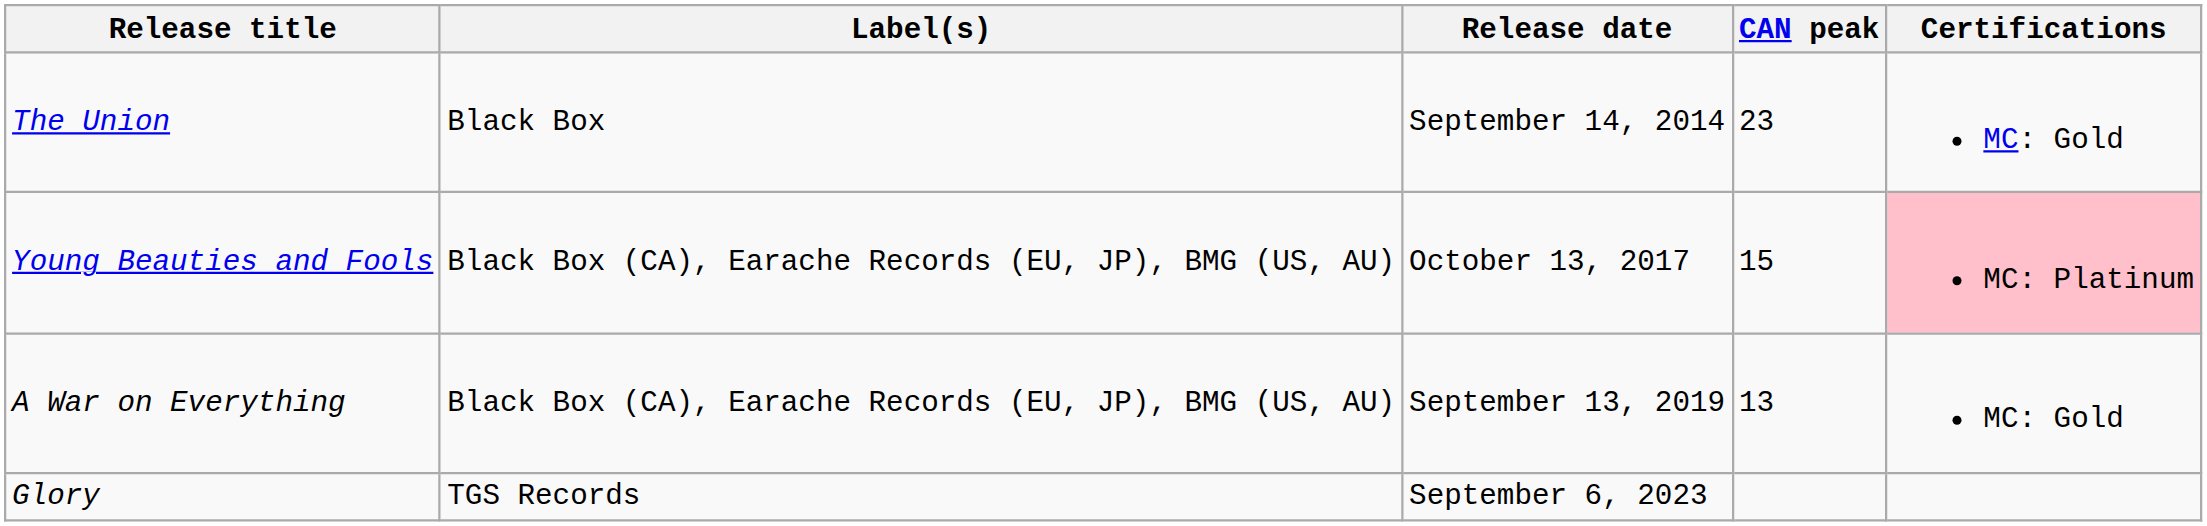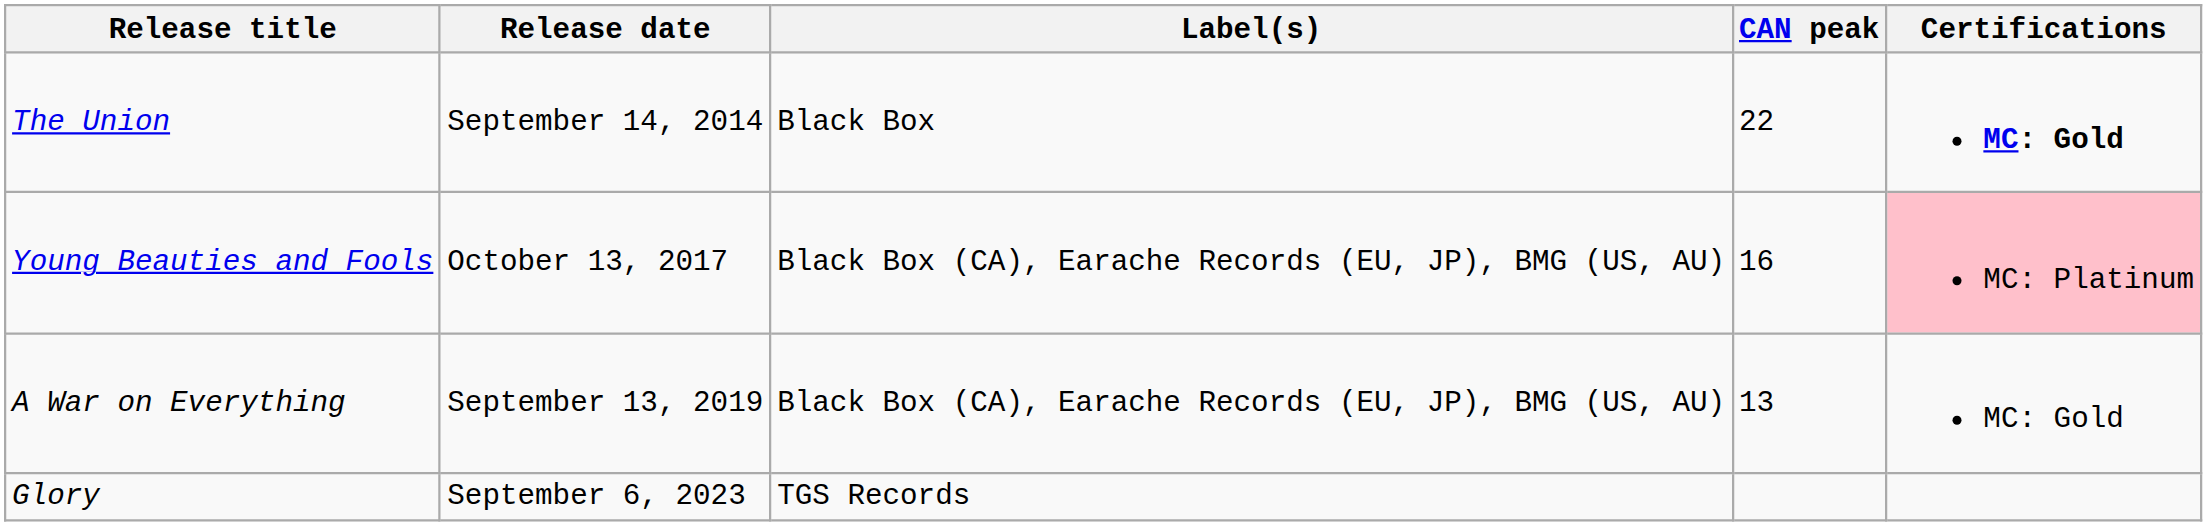columns swapped: (1567, 29) <-> (921, 29)
(1757, 123) 23 -> (1757, 123) 22
(2044, 140) normal -> (2044, 140) bold
(1757, 263) 15 -> (1757, 263) 16
